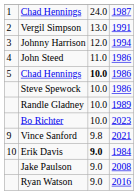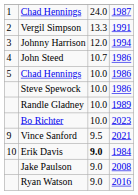(99, 27) 13.0 -> (99, 27) 13.3
(98, 58) 11.0 -> (99, 58) 10.7
(99, 74) bold -> (99, 74) normal
(96, 136) 9.8 -> (96, 136) 9.5
